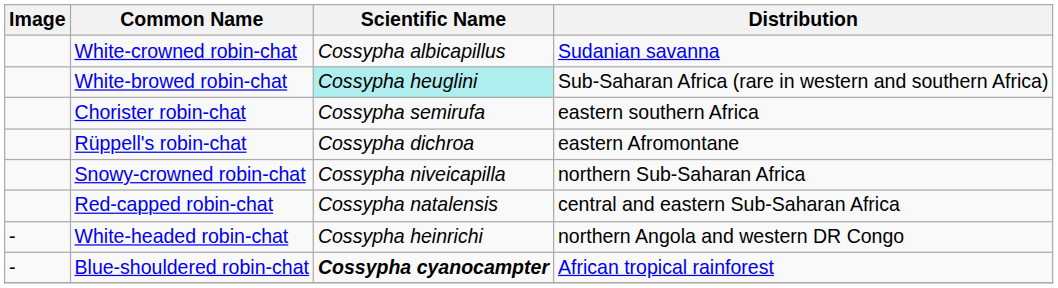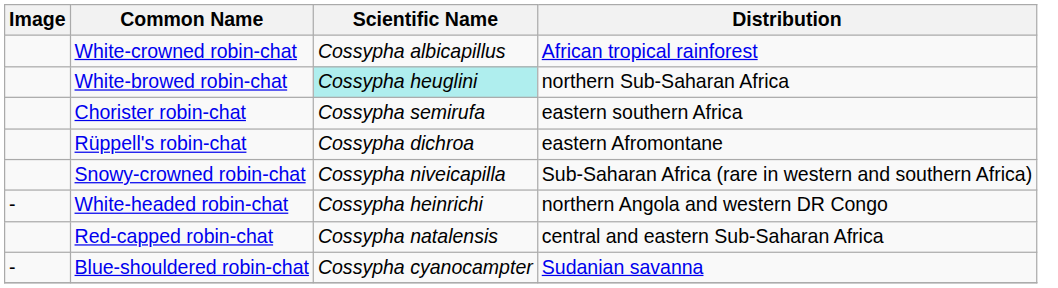(639, 50) Sudanian savanna -> (650, 50) African tropical rainforest
(803, 81) Sub-Saharan Africa (rare in western and southern Africa) -> (665, 81) northern Sub-Saharan Africa
(682, 174) northern Sub-Saharan Africa -> (787, 174) Sub-Saharan Africa (rare in western and southern Africa)
rows swapped: (174, 205) <-> (181, 236)
(433, 267) bold -> (425, 267) normal
(666, 267) African tropical rainforest -> (623, 267) Sudanian savanna
